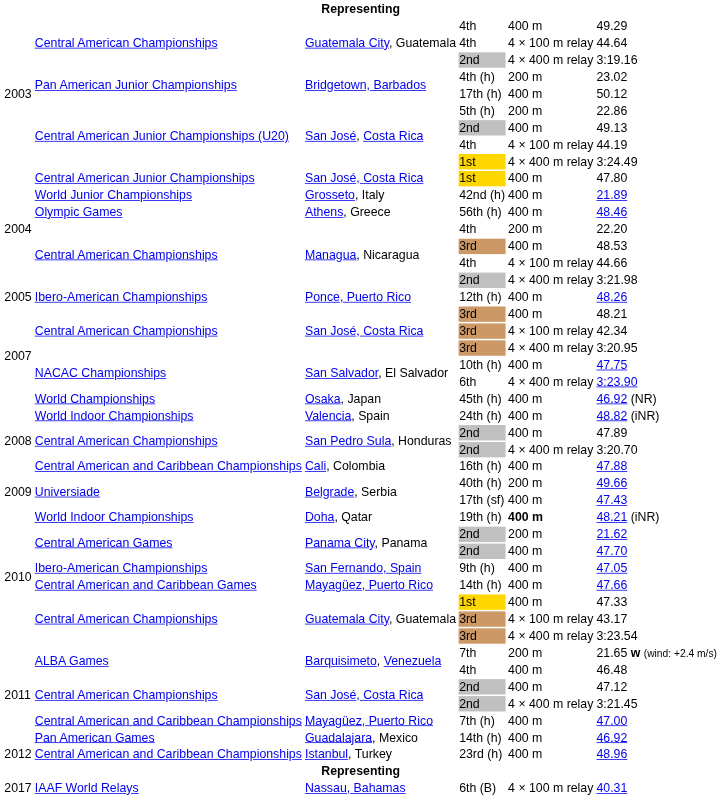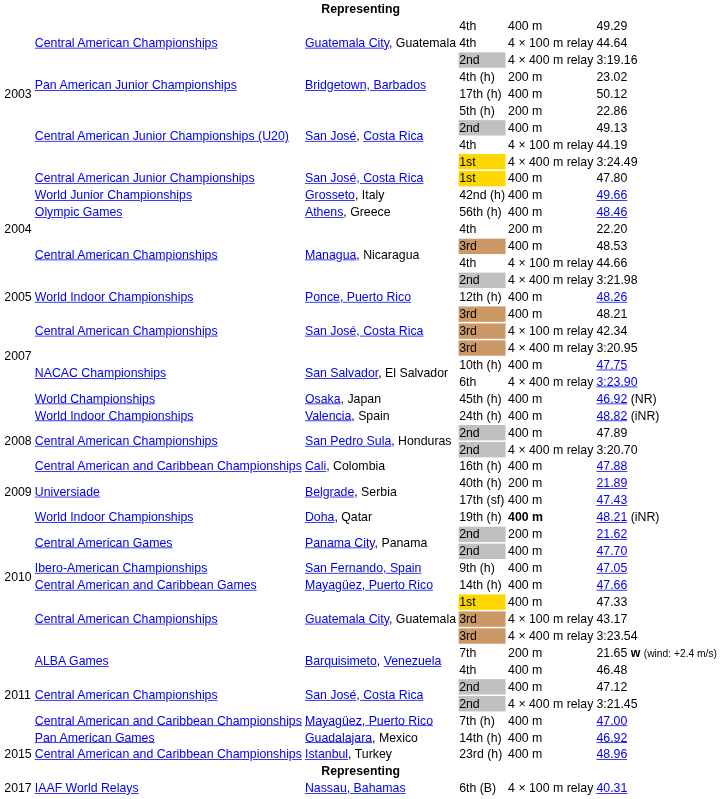(612, 195) 21.89 -> (612, 195) 49.66
(121, 297) Ibero-American Championships -> (114, 297) World Indoor Championships
(612, 483) 49.66 -> (612, 483) 21.89
(18, 754) 2012 -> (18, 754) 2015
